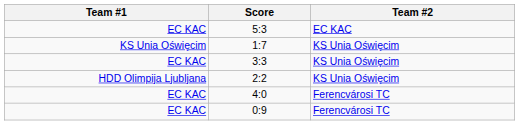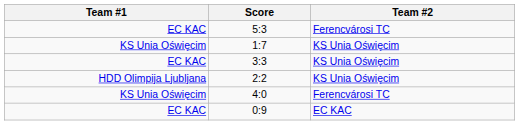(332, 29) EC KAC -> (351, 29) Ferencvárosi TC
(187, 95) EC KAC -> (163, 95) KS Unia Oświęcim
(351, 111) Ferencvárosi TC -> (332, 111) EC KAC
